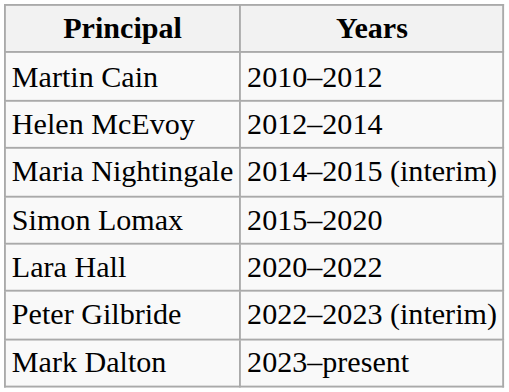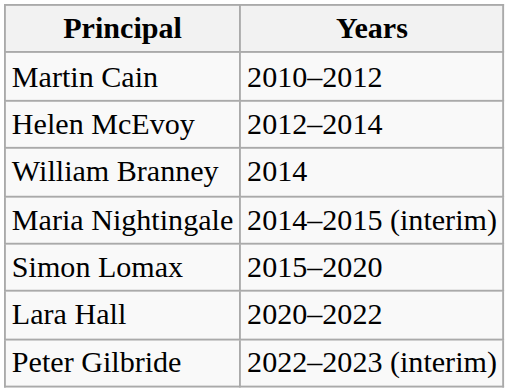+ row: (115, 171)
- row: (89, 362)
